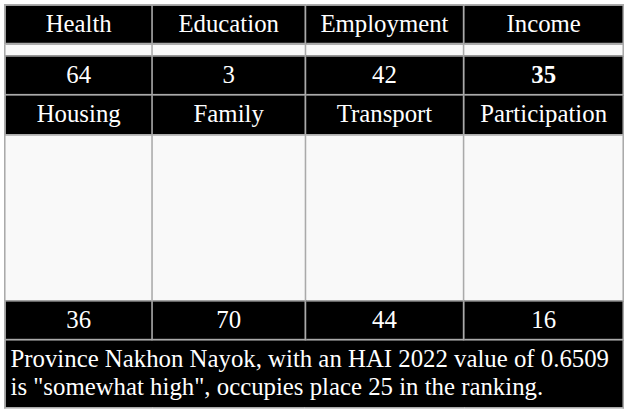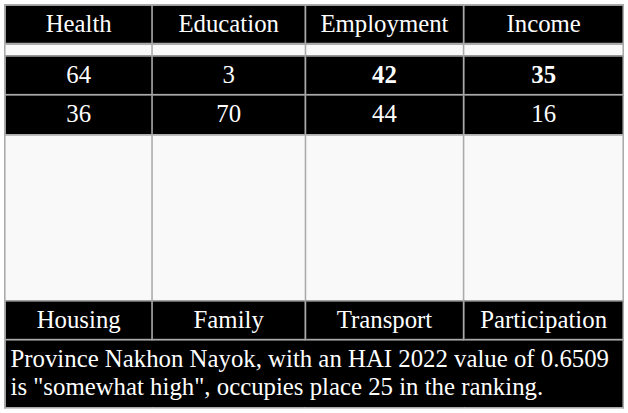(384, 74) normal -> (384, 74) bold
rows swapped: (79, 114) <-> (79, 320)
